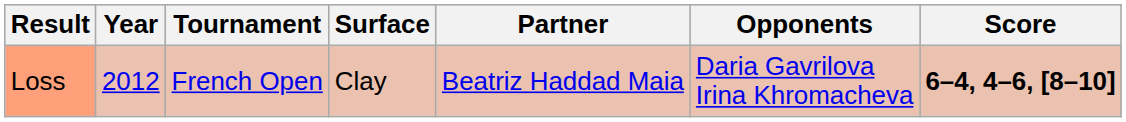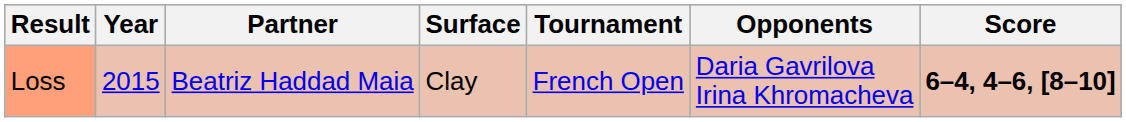columns swapped: (247, 25) <-> (563, 25)
(131, 80) 2012 -> (131, 80) 2015
